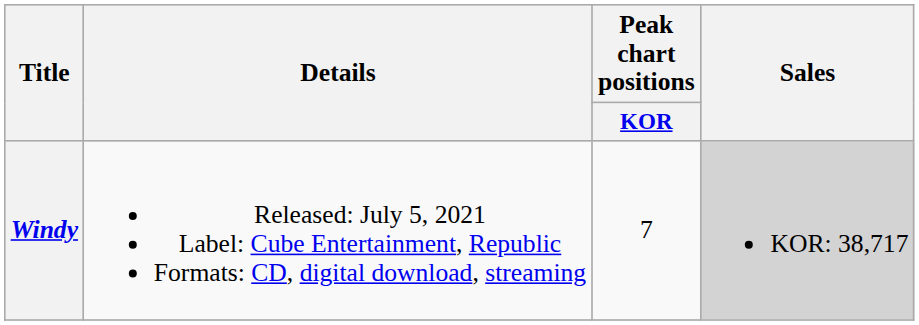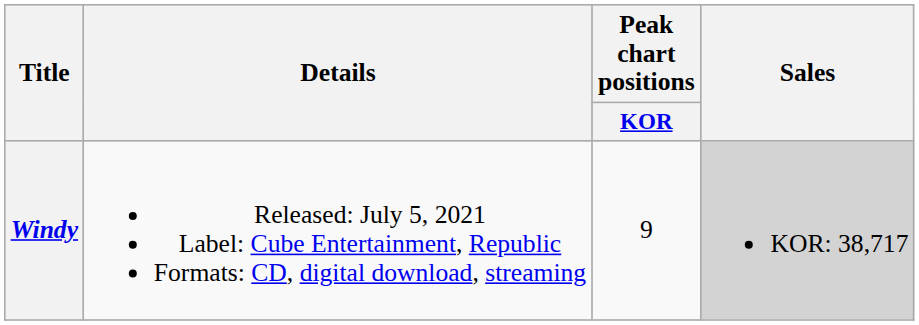(646, 229) 7 -> (646, 229) 9
